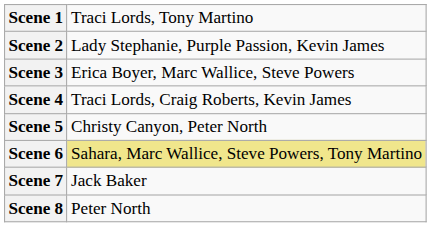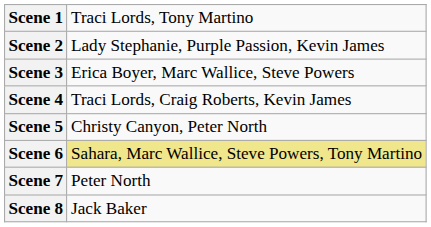(109, 180) Jack Baker -> (111, 180) Peter North
(111, 208) Peter North -> (109, 208) Jack Baker
